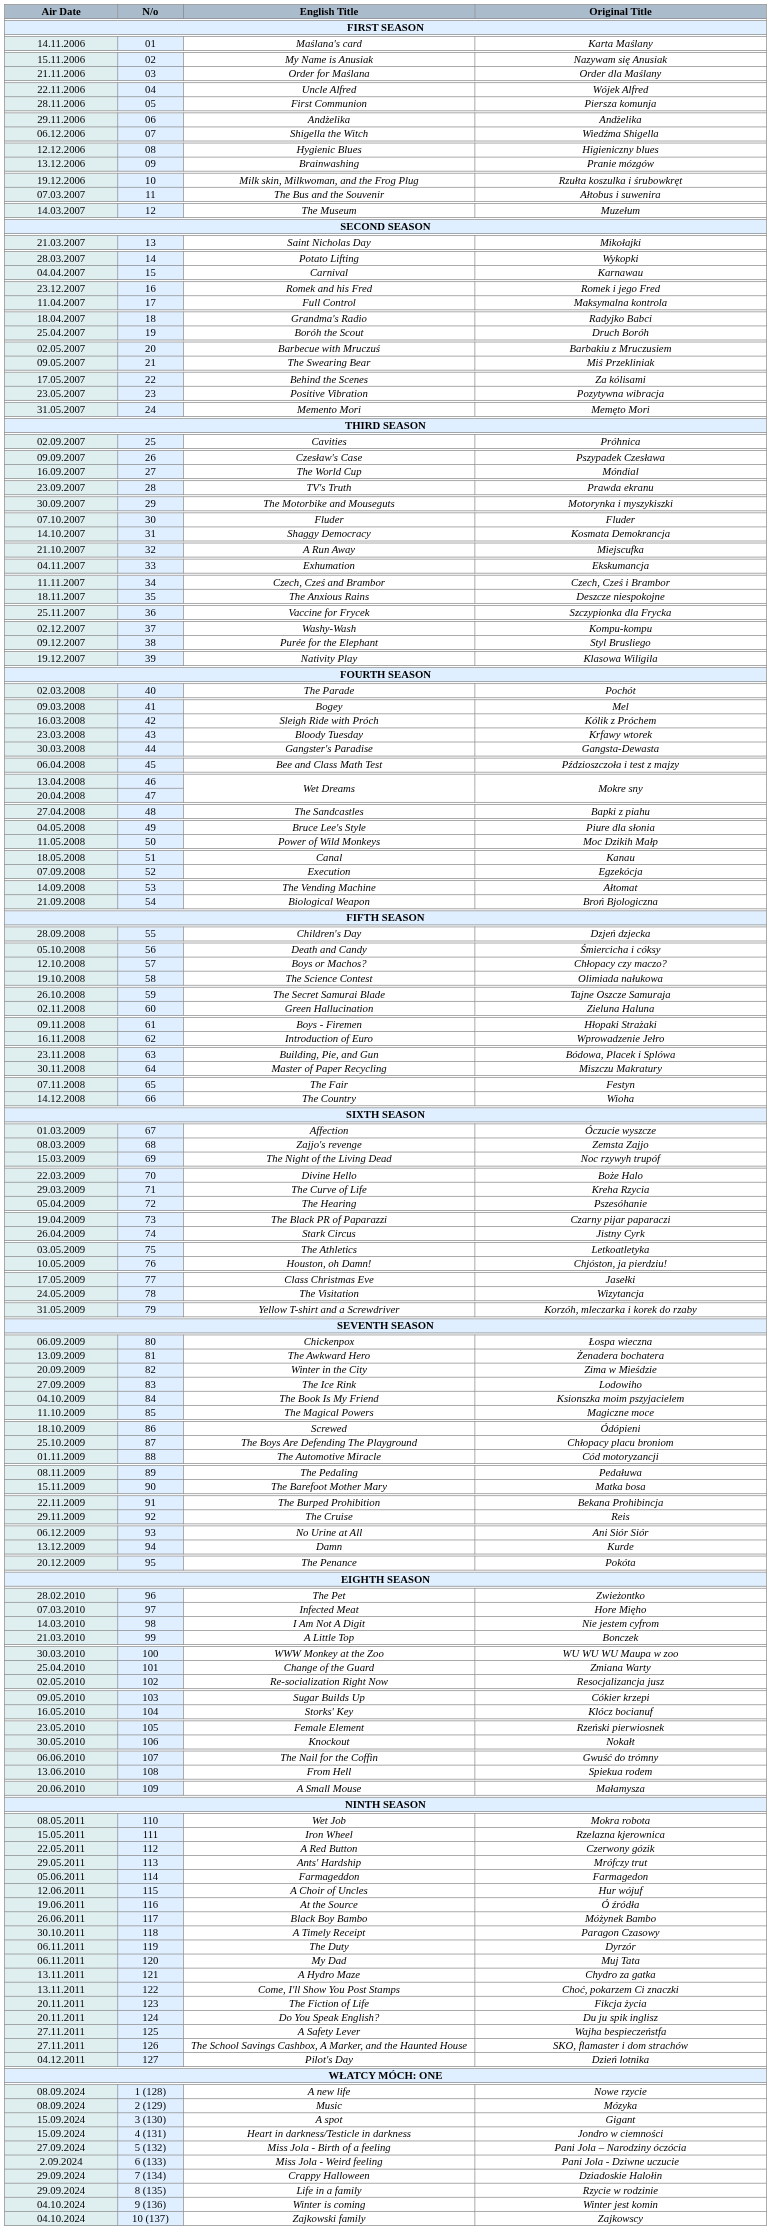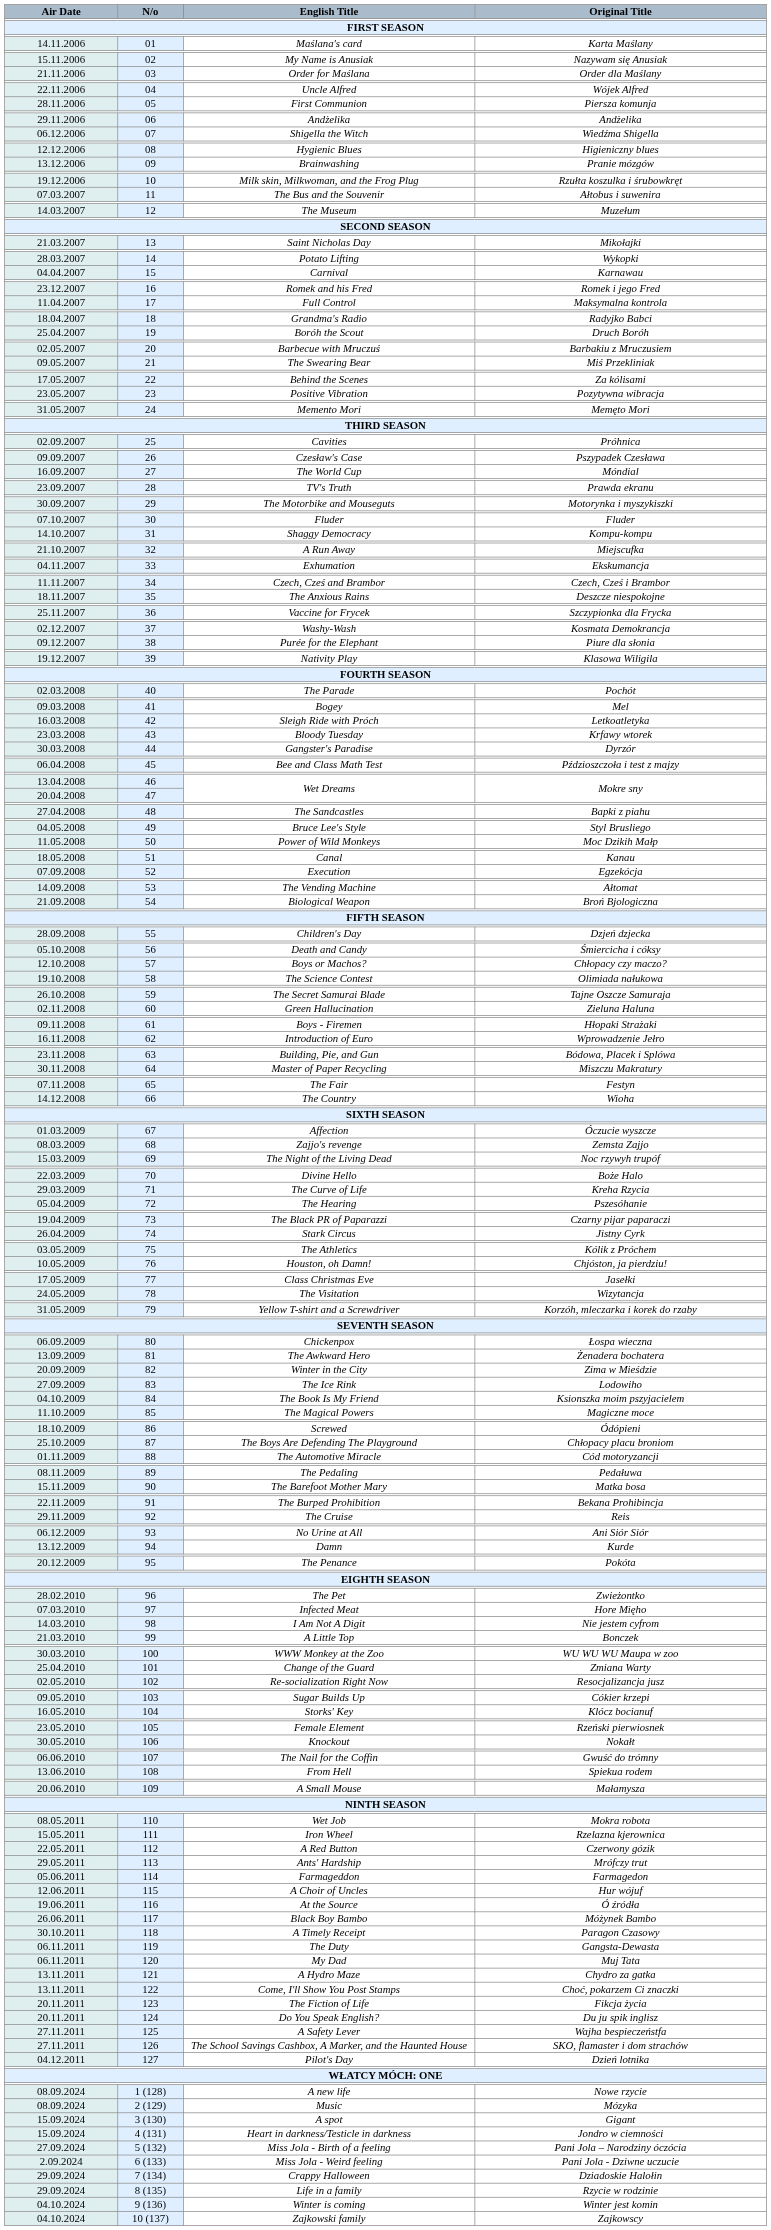(620, 534) Kosmata Demokrancja -> (620, 534) Kompu-kompu
(620, 628) Kompu-kompu -> (620, 628) Kosmata Demokrancja
(620, 642) Styl Brusliego -> (620, 642) Piure dla słonia
(620, 721) Kólik z Próchem -> (620, 721) Letkoatletyka
(620, 749) Gangsta-Dewasta -> (620, 749) Dyrzór
(620, 827) Piure dla słonia -> (620, 827) Styl Brusliego
(620, 1249) Letkoatletyka -> (620, 1249) Kólik z Próchem
(620, 1947) Dyrzór -> (620, 1947) Gangsta-Dewasta
